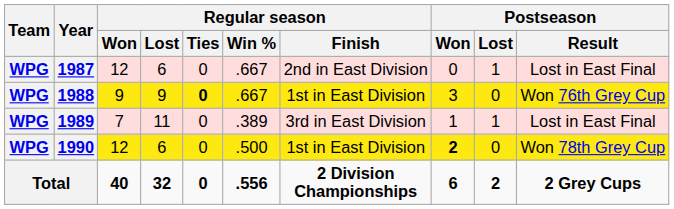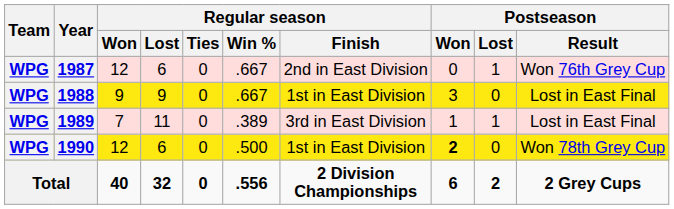(593, 70) Lost in East Final -> (593, 70) Won 76th Grey Cup
(203, 96) bold -> (203, 96) normal
(593, 96) Won 76th Grey Cup -> (593, 96) Lost in East Final
